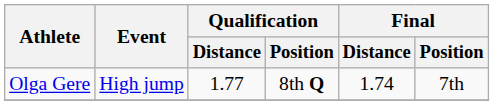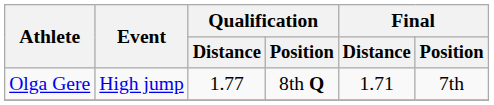(377, 83) 1.74 -> (377, 83) 1.71
